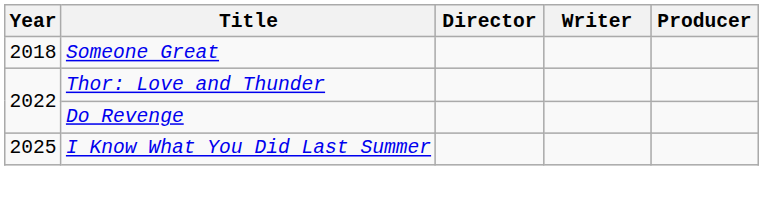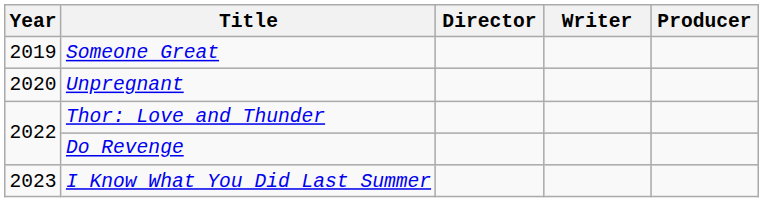(33, 53) 2018 -> (33, 53) 2019
+ row: (125, 85)
(33, 149) 2025 -> (33, 181) 2023
